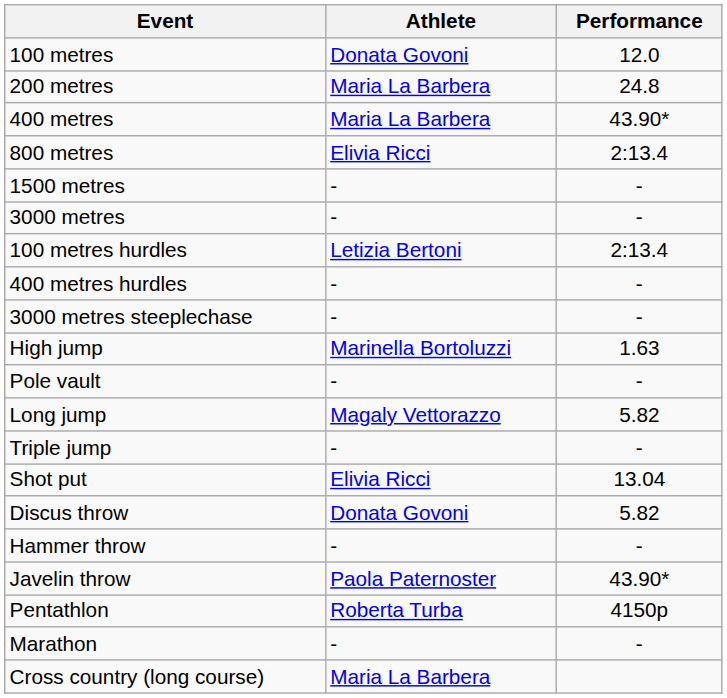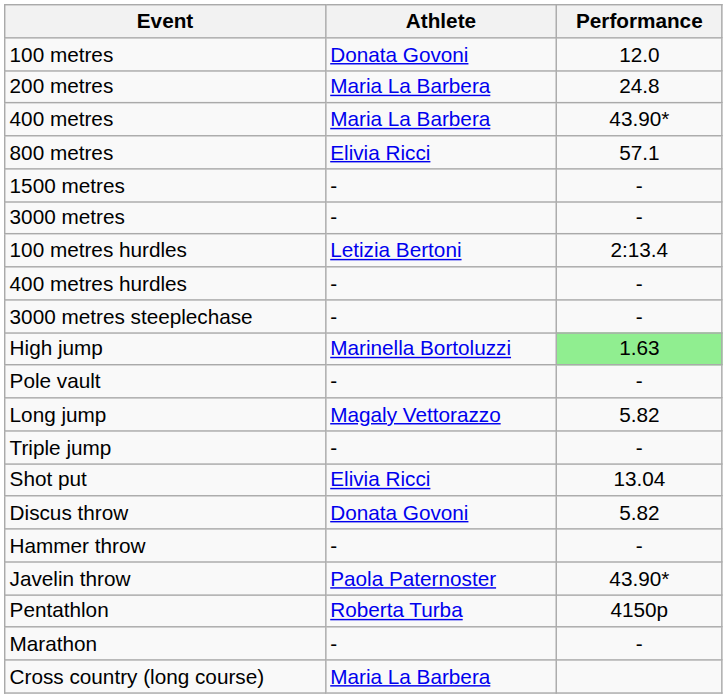(639, 153) 2:13.4 -> (639, 153) 57.1
(639, 349) no background -> (639, 349) lightgreen background
